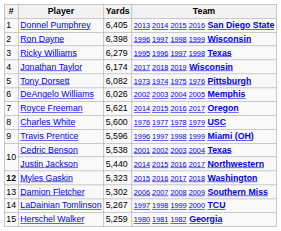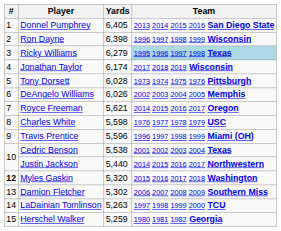(183, 53) no background -> (183, 53) lightblue background
(117, 81) 6,082 -> (117, 81) 6,028
(117, 123) 5,600 -> (117, 123) 5,598
(117, 178) 5,323 -> (117, 178) 5,320
(117, 206) 5,267 -> (117, 206) 5,263
